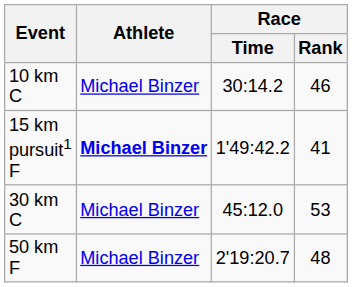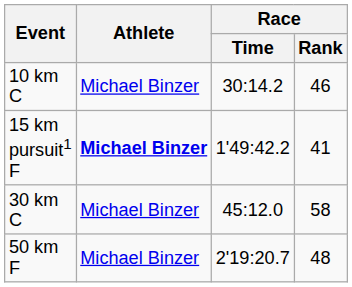(320, 209) 53 -> (320, 209) 58
